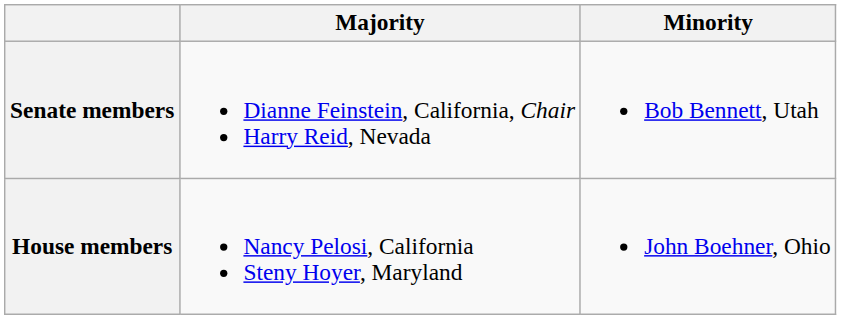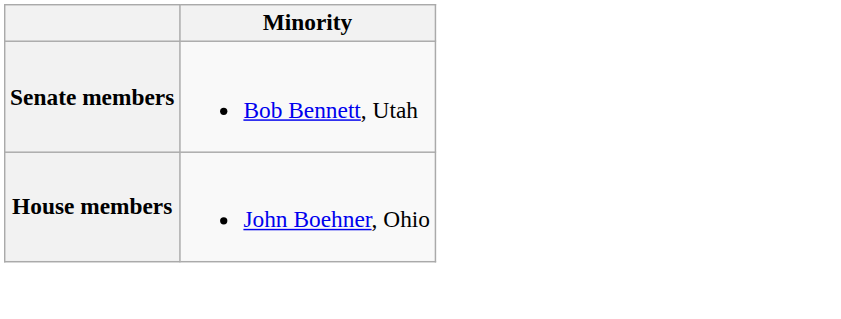- column: (380, 23)
